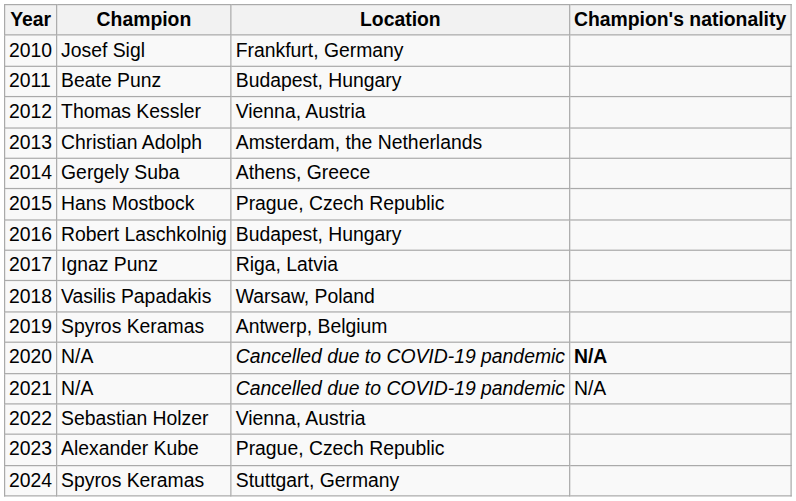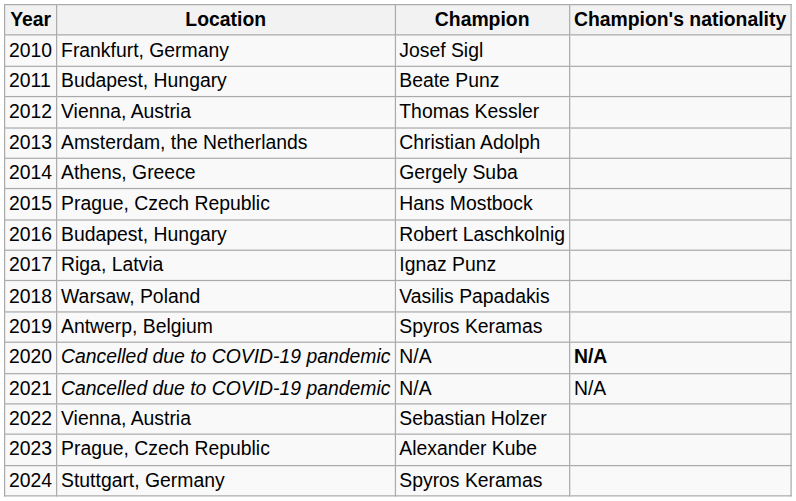columns swapped: (400, 19) <-> (144, 19)
